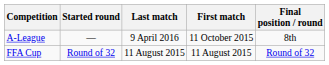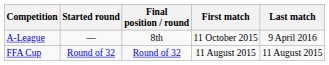columns swapped: (290, 17) <-> (154, 17)
